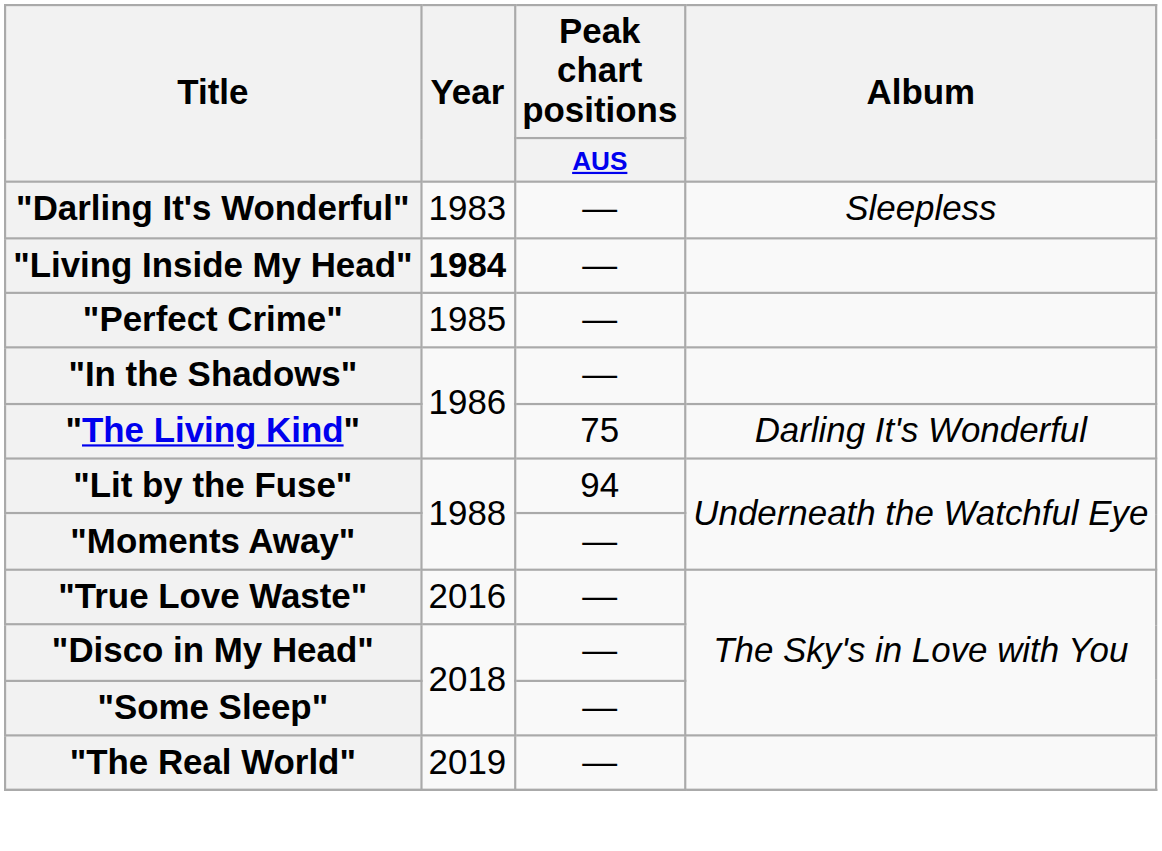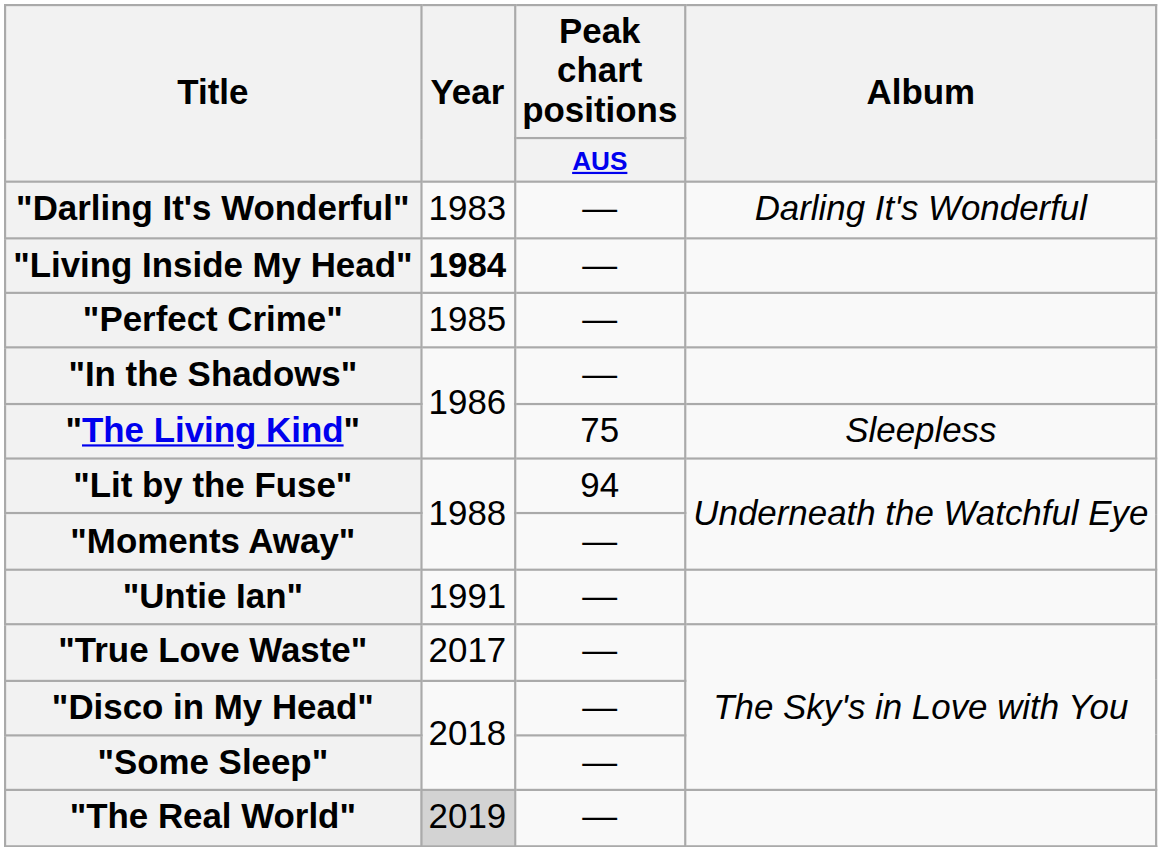(921, 209) Sleepless -> (921, 209) Darling It's Wonderful
(921, 430) Darling It's Wonderful -> (921, 430) Sleepless
+ row: (213, 596)
(467, 596) 2016 -> (467, 651) 2017
(467, 762) no background -> (467, 817) lightgrey background
